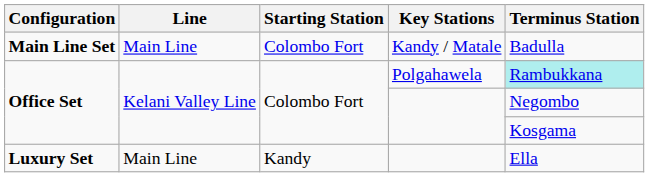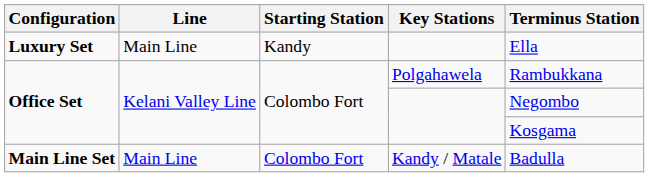rows swapped: (62, 46) <-> (51, 158)
(556, 74) paleturquoise background -> (556, 74) no background
